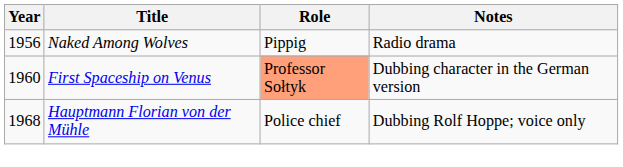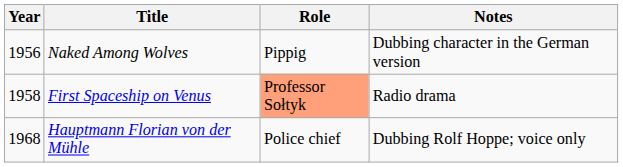(414, 42) Radio drama -> (481, 52) Dubbing character in the German version
(24, 77) 1960 -> (24, 95) 1958
(481, 77) Dubbing character in the German version -> (414, 95) Radio drama
